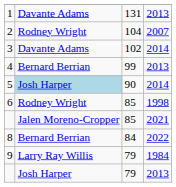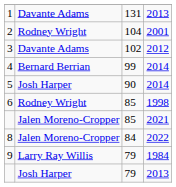(158, 31) 2007 -> (158, 31) 2001
(158, 48) 2014 -> (158, 48) 2012
(158, 66) 2013 -> (158, 66) 2014
(45, 84) lightblue background -> (45, 84) no background
(54, 137) Bernard Berrian -> (69, 137) Jalen Moreno-Cropper
